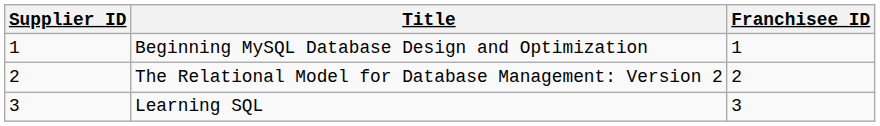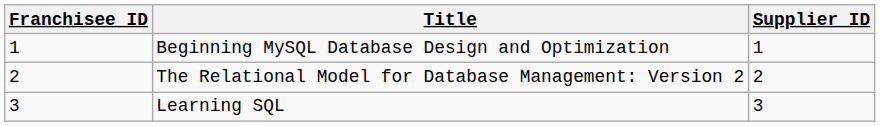columns swapped: (68, 19) <-> (801, 19)
